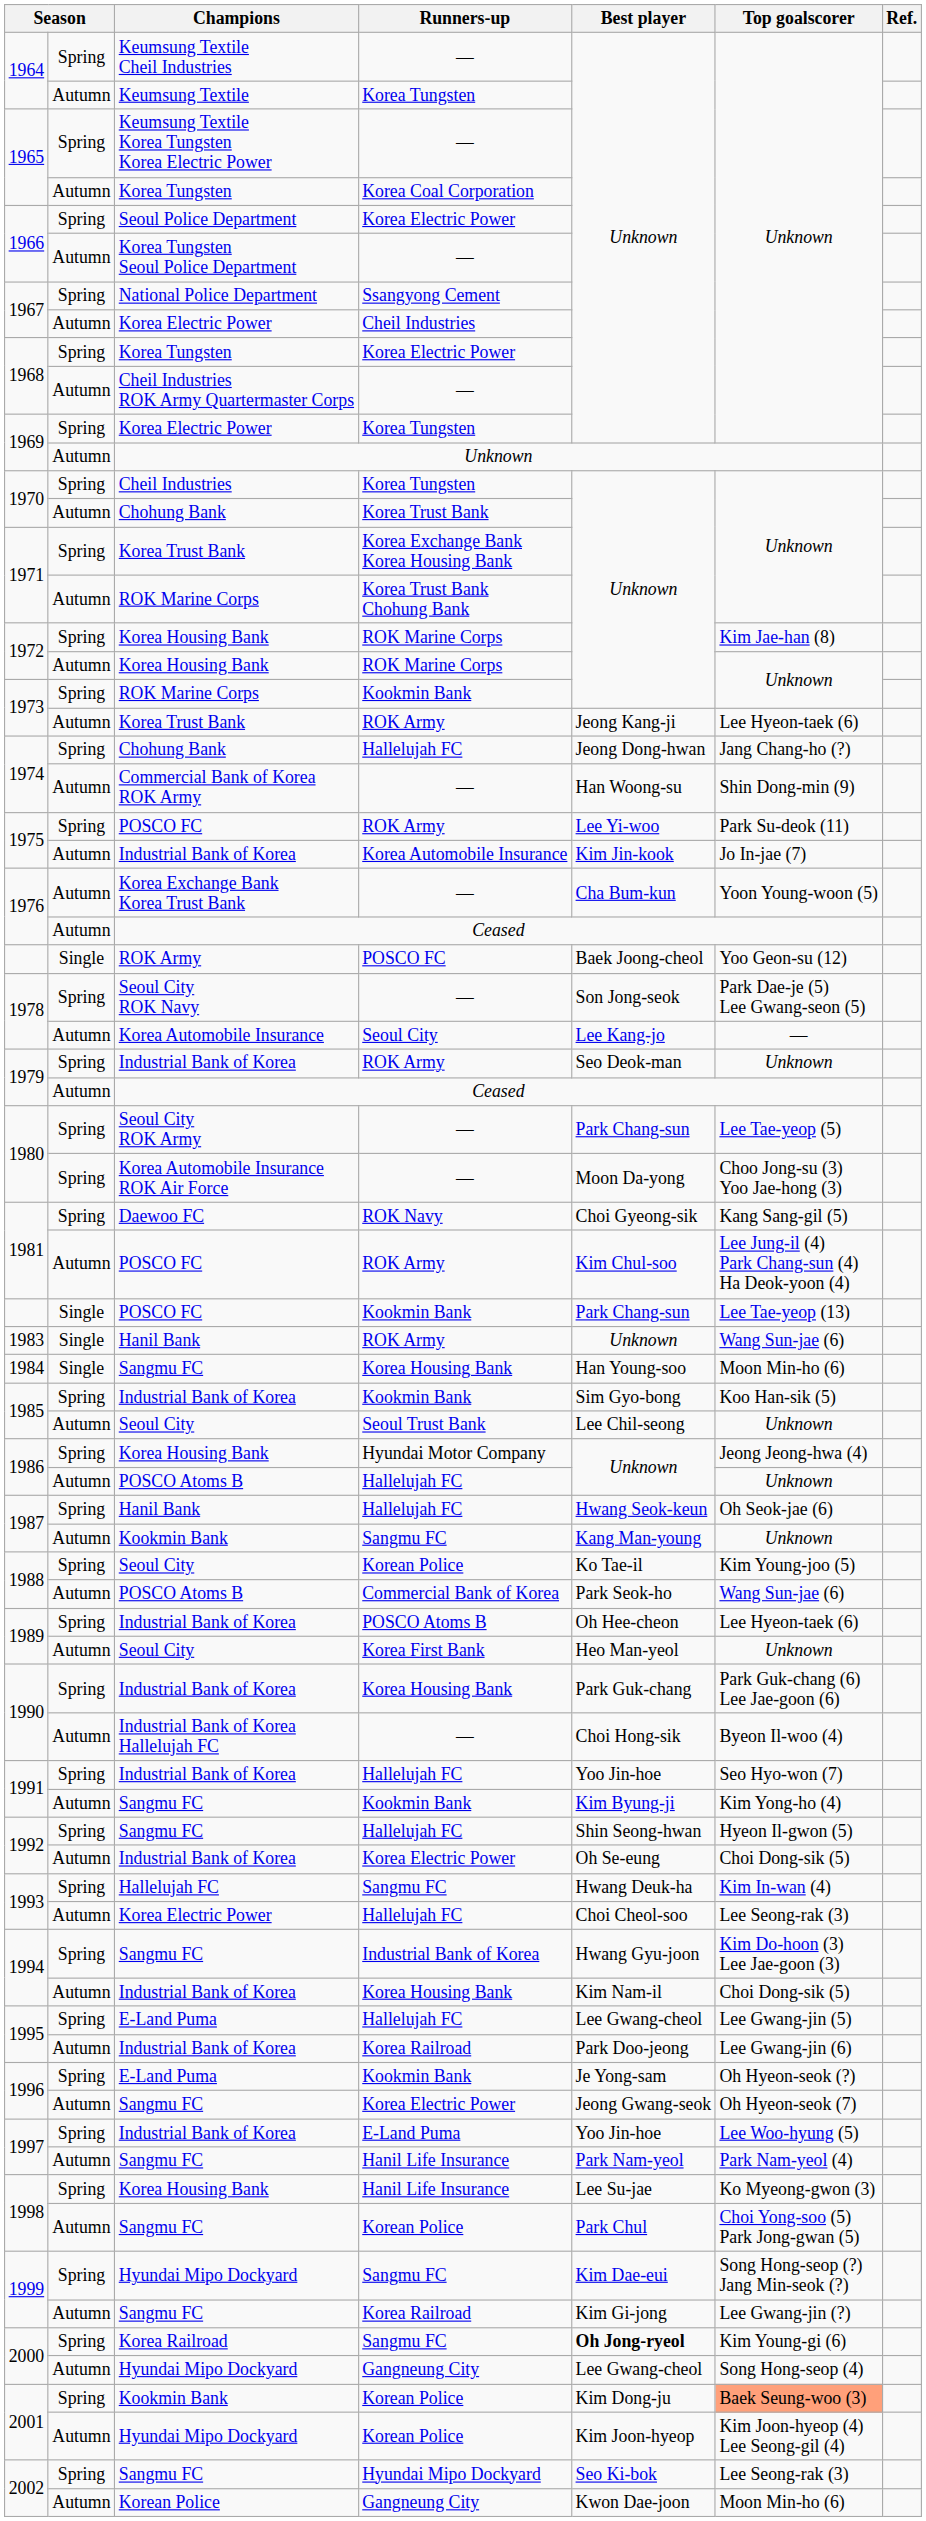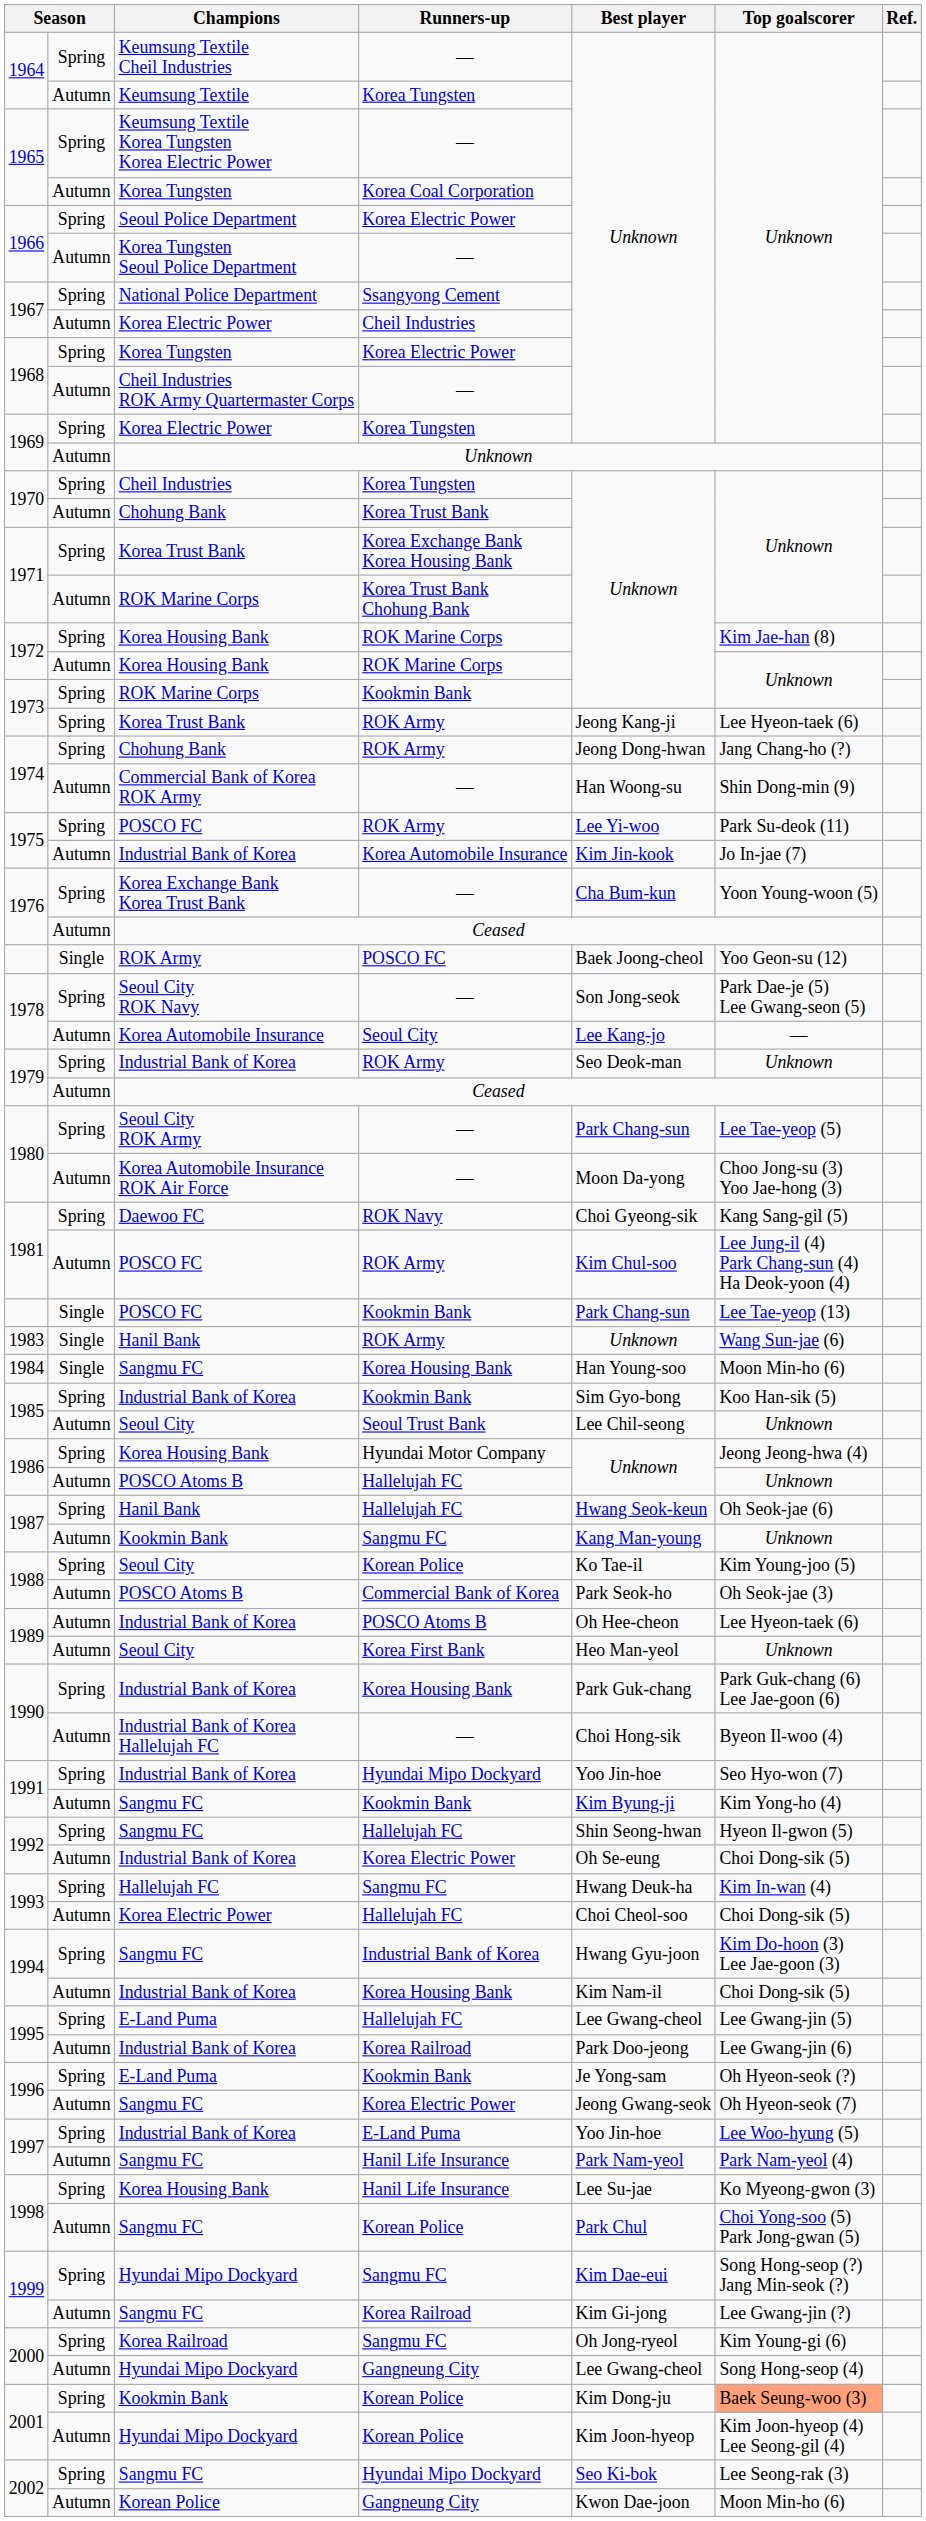(81, 721) Autumn -> (81, 721) Spring
(412, 749) Hallelujah FC -> (403, 749) ROK Army
(81, 892) Autumn -> (81, 892) Spring
(81, 1177) Spring -> (81, 1177) Autumn
(782, 1593) Wang Sun-jae (6) -> (776, 1593) Oh Seok-jae (3)
(81, 1622) Spring -> (81, 1622) Autumn
(412, 1774) Hallelujah FC -> (452, 1774) Hyundai Mipo Dockyard
(784, 1915) Lee Seong-rak (3) -> (785, 1915) Choi Dong-sik (5)
(630, 2341) bold -> (627, 2341) normal
